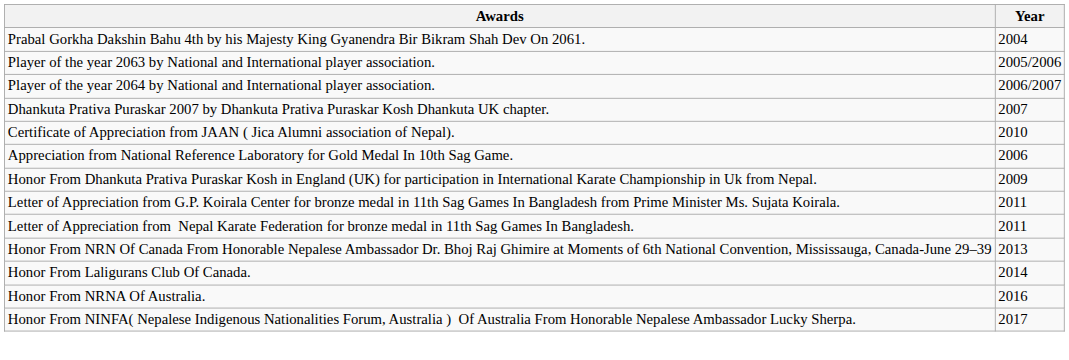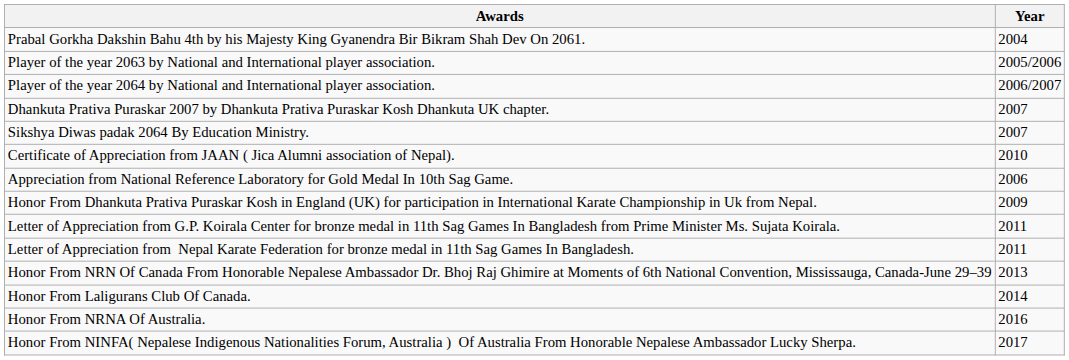+ row: (158, 132)
